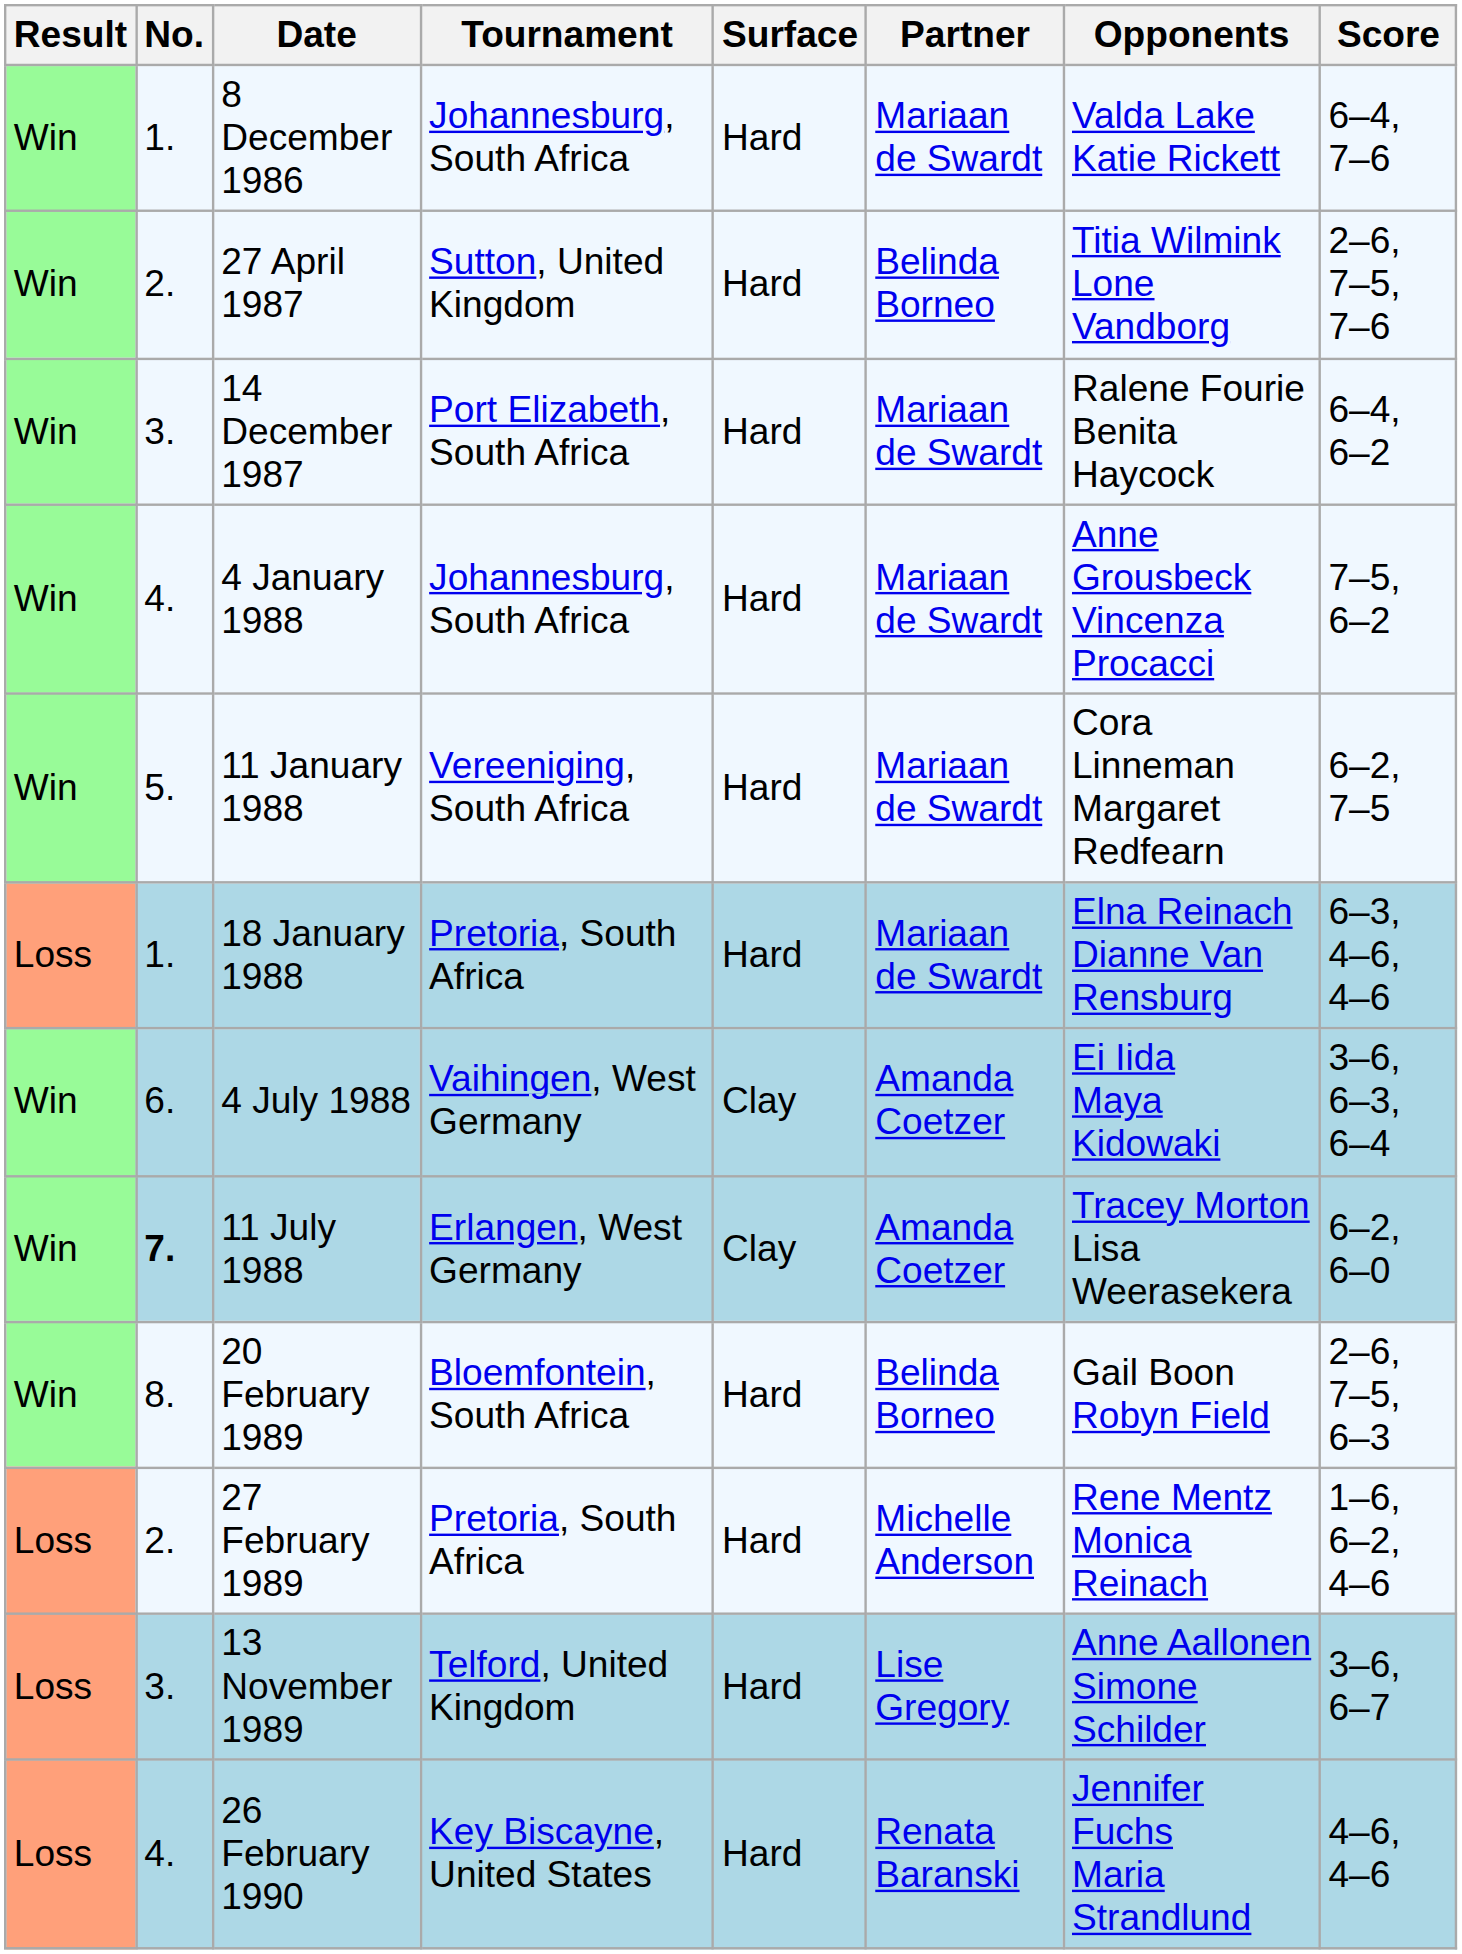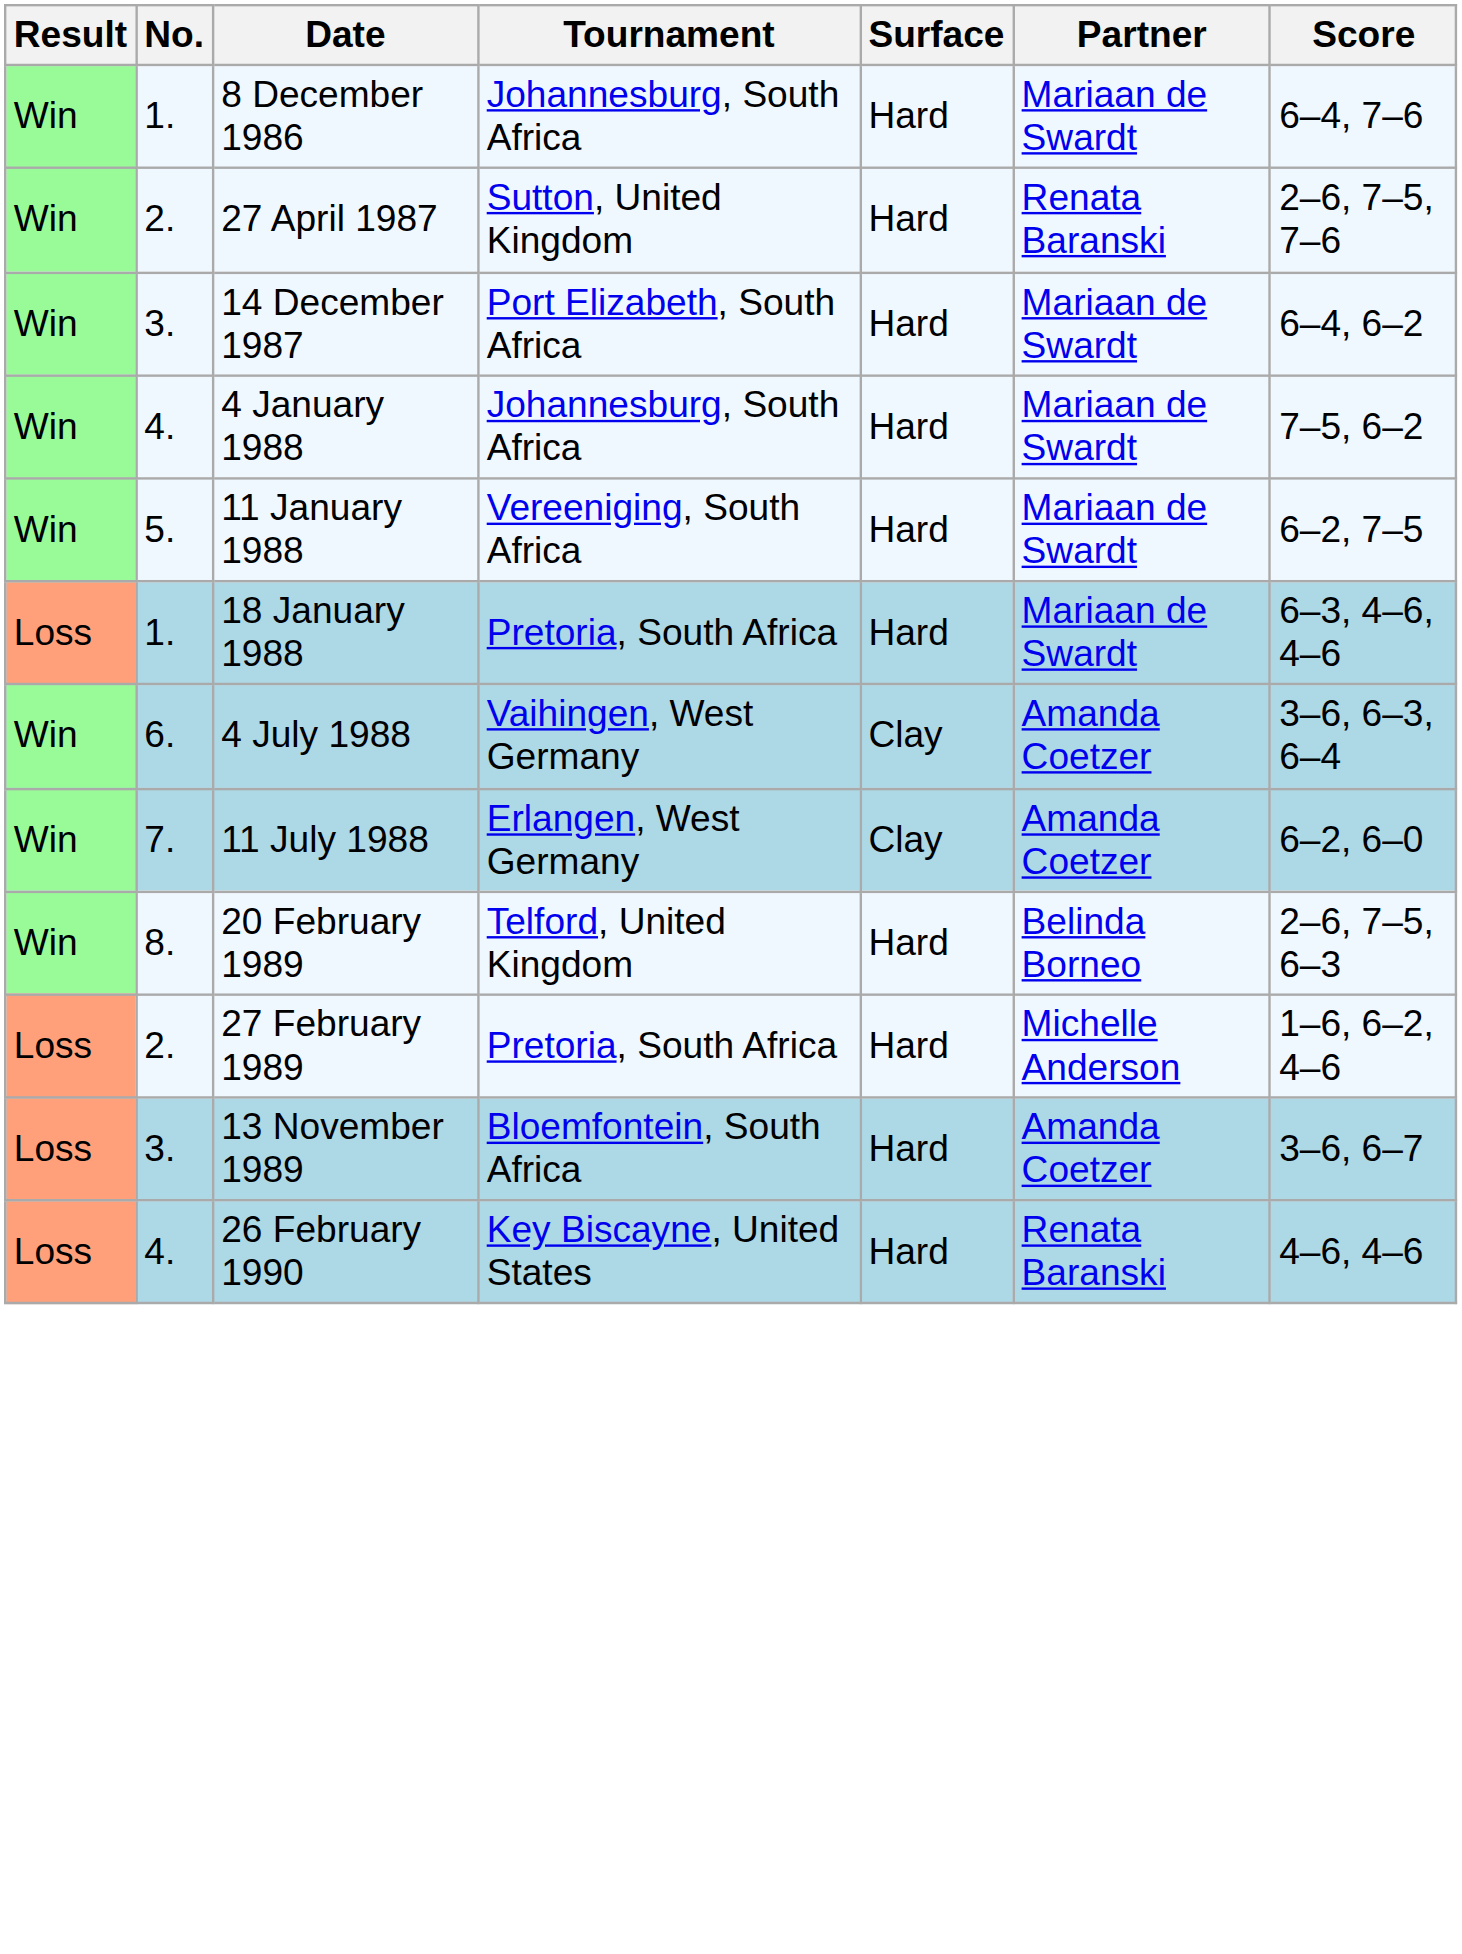- column: (1192, 34)
(937, 283) Belinda Borneo -> (1094, 219) Renata Baranski
(160, 1247) bold -> (160, 838) normal
(543, 1393) Bloemfontein, South Africa -> (606, 941) Telford, United Kingdom
(549, 1685) Telford, United Kingdom -> (654, 1148) Bloemfontein, South Africa
(942, 1685) Lise Gregory -> (1091, 1148) Amanda Coetzer
